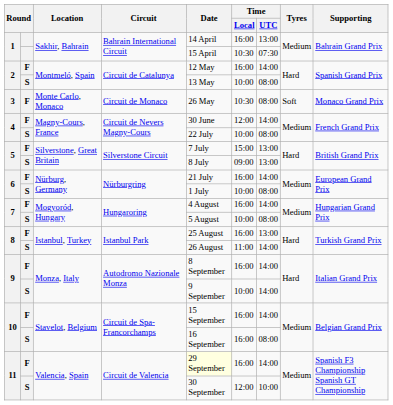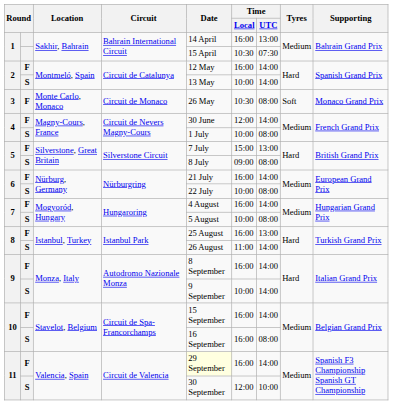(268, 81) 08:00 -> (268, 81) 14:00
(201, 134) 22 July -> (198, 134) 1 July
(268, 162) 13:00 -> (268, 162) 08:00
(198, 190) 1 July -> (201, 190) 22 July
